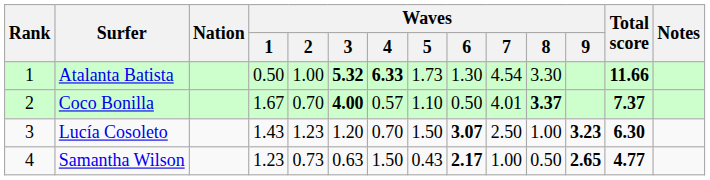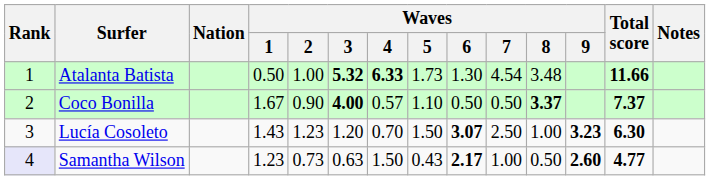(546, 75) 3.30 -> (546, 75) 3.48
(308, 103) 0.70 -> (308, 103) 0.90
(506, 103) 4.01 -> (506, 103) 0.50
(30, 160) no background -> (30, 160) lavender background
(586, 160) 2.65 -> (586, 160) 2.60
